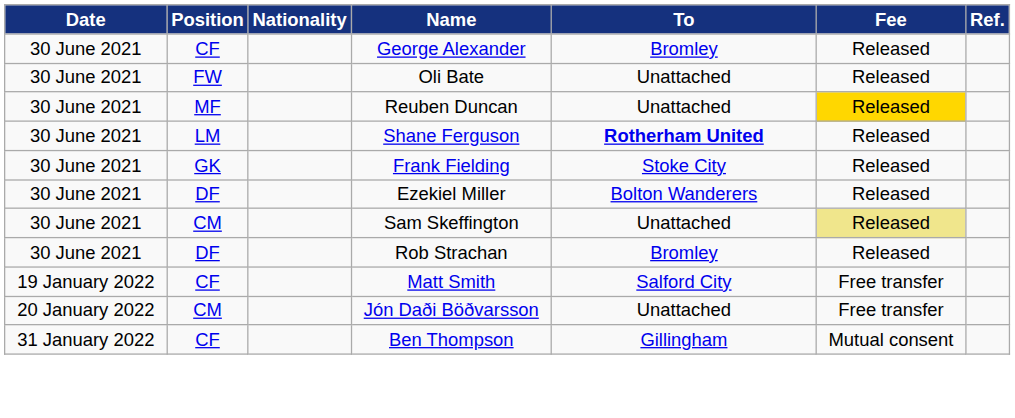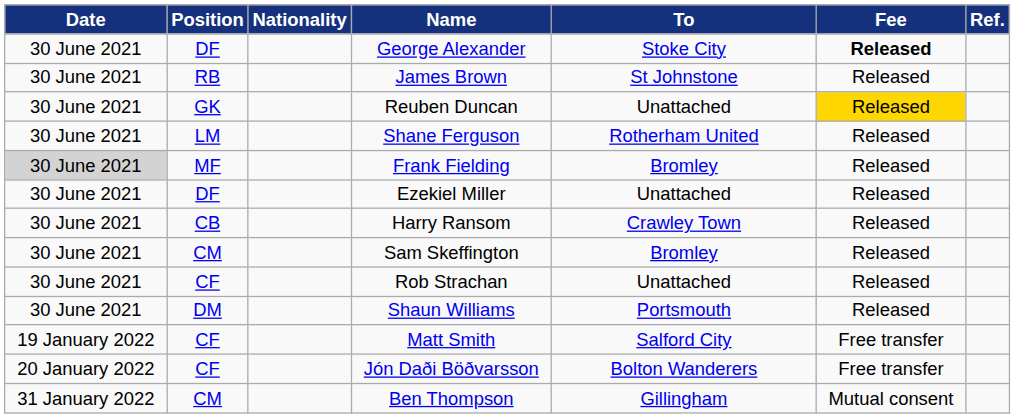(208, 49) CF -> (208, 49) DF
(684, 49) Bromley -> (684, 49) Stoke City
(891, 49) normal -> (891, 49) bold
- row: (451, 78)
+ row: (451, 78)
(208, 107) MF -> (208, 107) GK
(684, 136) bold -> (684, 136) normal
(86, 165) no background -> (86, 165) lightgrey background
(208, 165) GK -> (208, 165) MF
(684, 165) Stoke City -> (684, 165) Bromley
(684, 194) Bolton Wanderers -> (684, 194) Unattached
+ row: (451, 223)
(684, 223) Unattached -> (684, 253) Bromley
(891, 223) khaki background -> (891, 253) no background
(208, 253) DF -> (208, 282) CF
(684, 253) Bromley -> (684, 282) Unattached
+ row: (451, 311)
(208, 311) CM -> (208, 369) CF
(684, 311) Unattached -> (684, 369) Bolton Wanderers
(208, 340) CF -> (208, 398) CM
